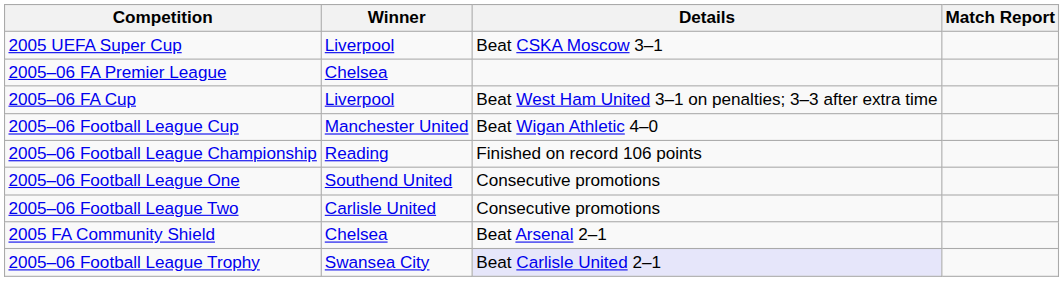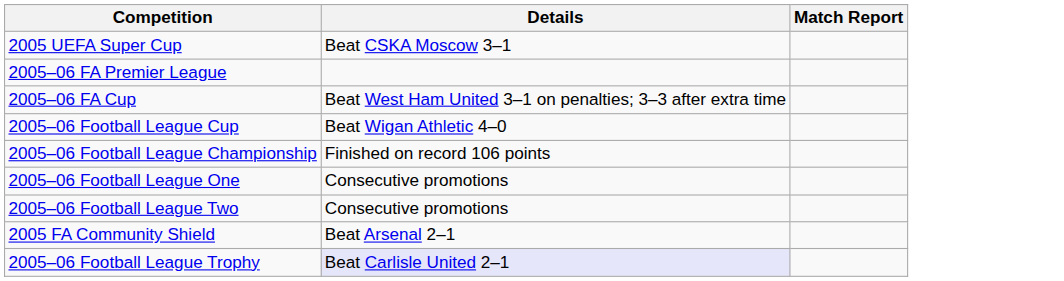- column: (397, 18)
